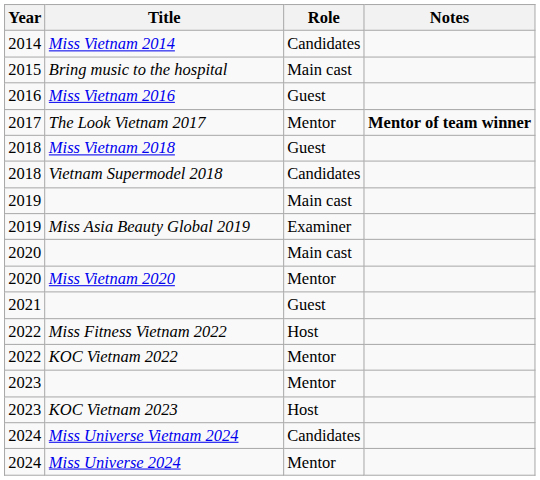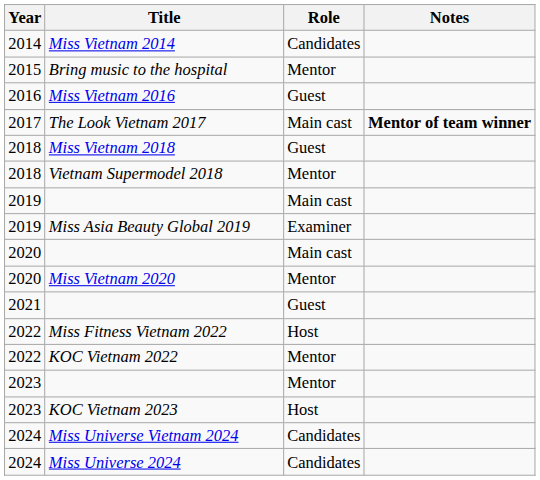(319, 69) Main cast -> (311, 69) Mentor
(311, 122) Mentor -> (319, 122) Main cast
(324, 174) Candidates -> (311, 174) Mentor
(311, 461) Mentor -> (324, 461) Candidates
